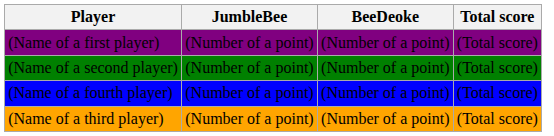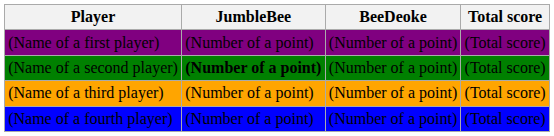(249, 67) normal -> (253, 67) bold
rows swapped: (86, 118) <-> (90, 93)
